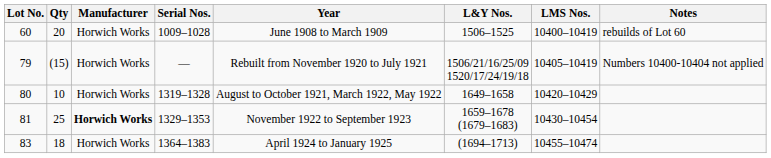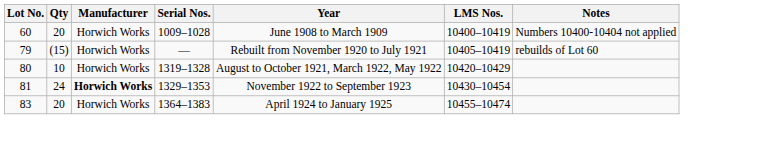- column: (488, 13)
(644, 31) rebuilds of Lot 60 -> (596, 31) Numbers 10400-10404 not applied
(683, 63) Numbers 10400-10404 not applied -> (557, 50) rebuilds of Lot 60
(59, 119) 25 -> (59, 86) 24
(59, 143) 18 -> (59, 104) 20
